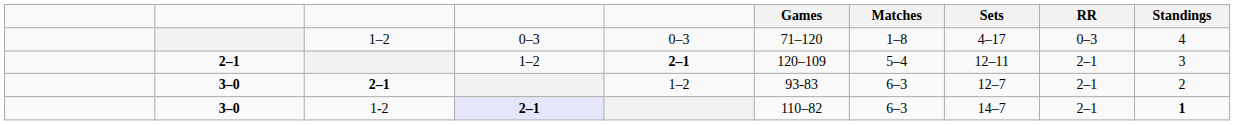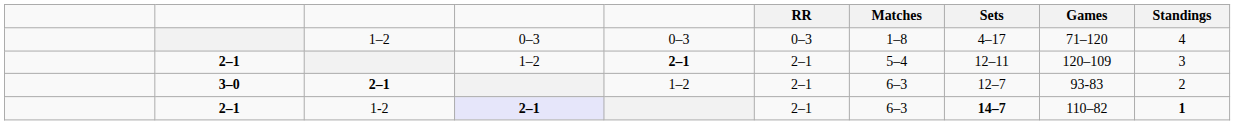columns swapped: (1087, 16) <-> (802, 16)
(229, 108) 3–0 -> (229, 108) 2–1
(992, 108) normal -> (992, 108) bold
